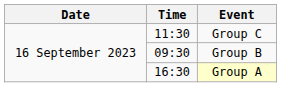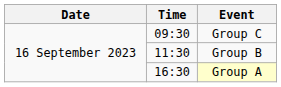(172, 33) 11:30 -> (172, 33) 09:30
(172, 53) 09:30 -> (172, 53) 11:30
